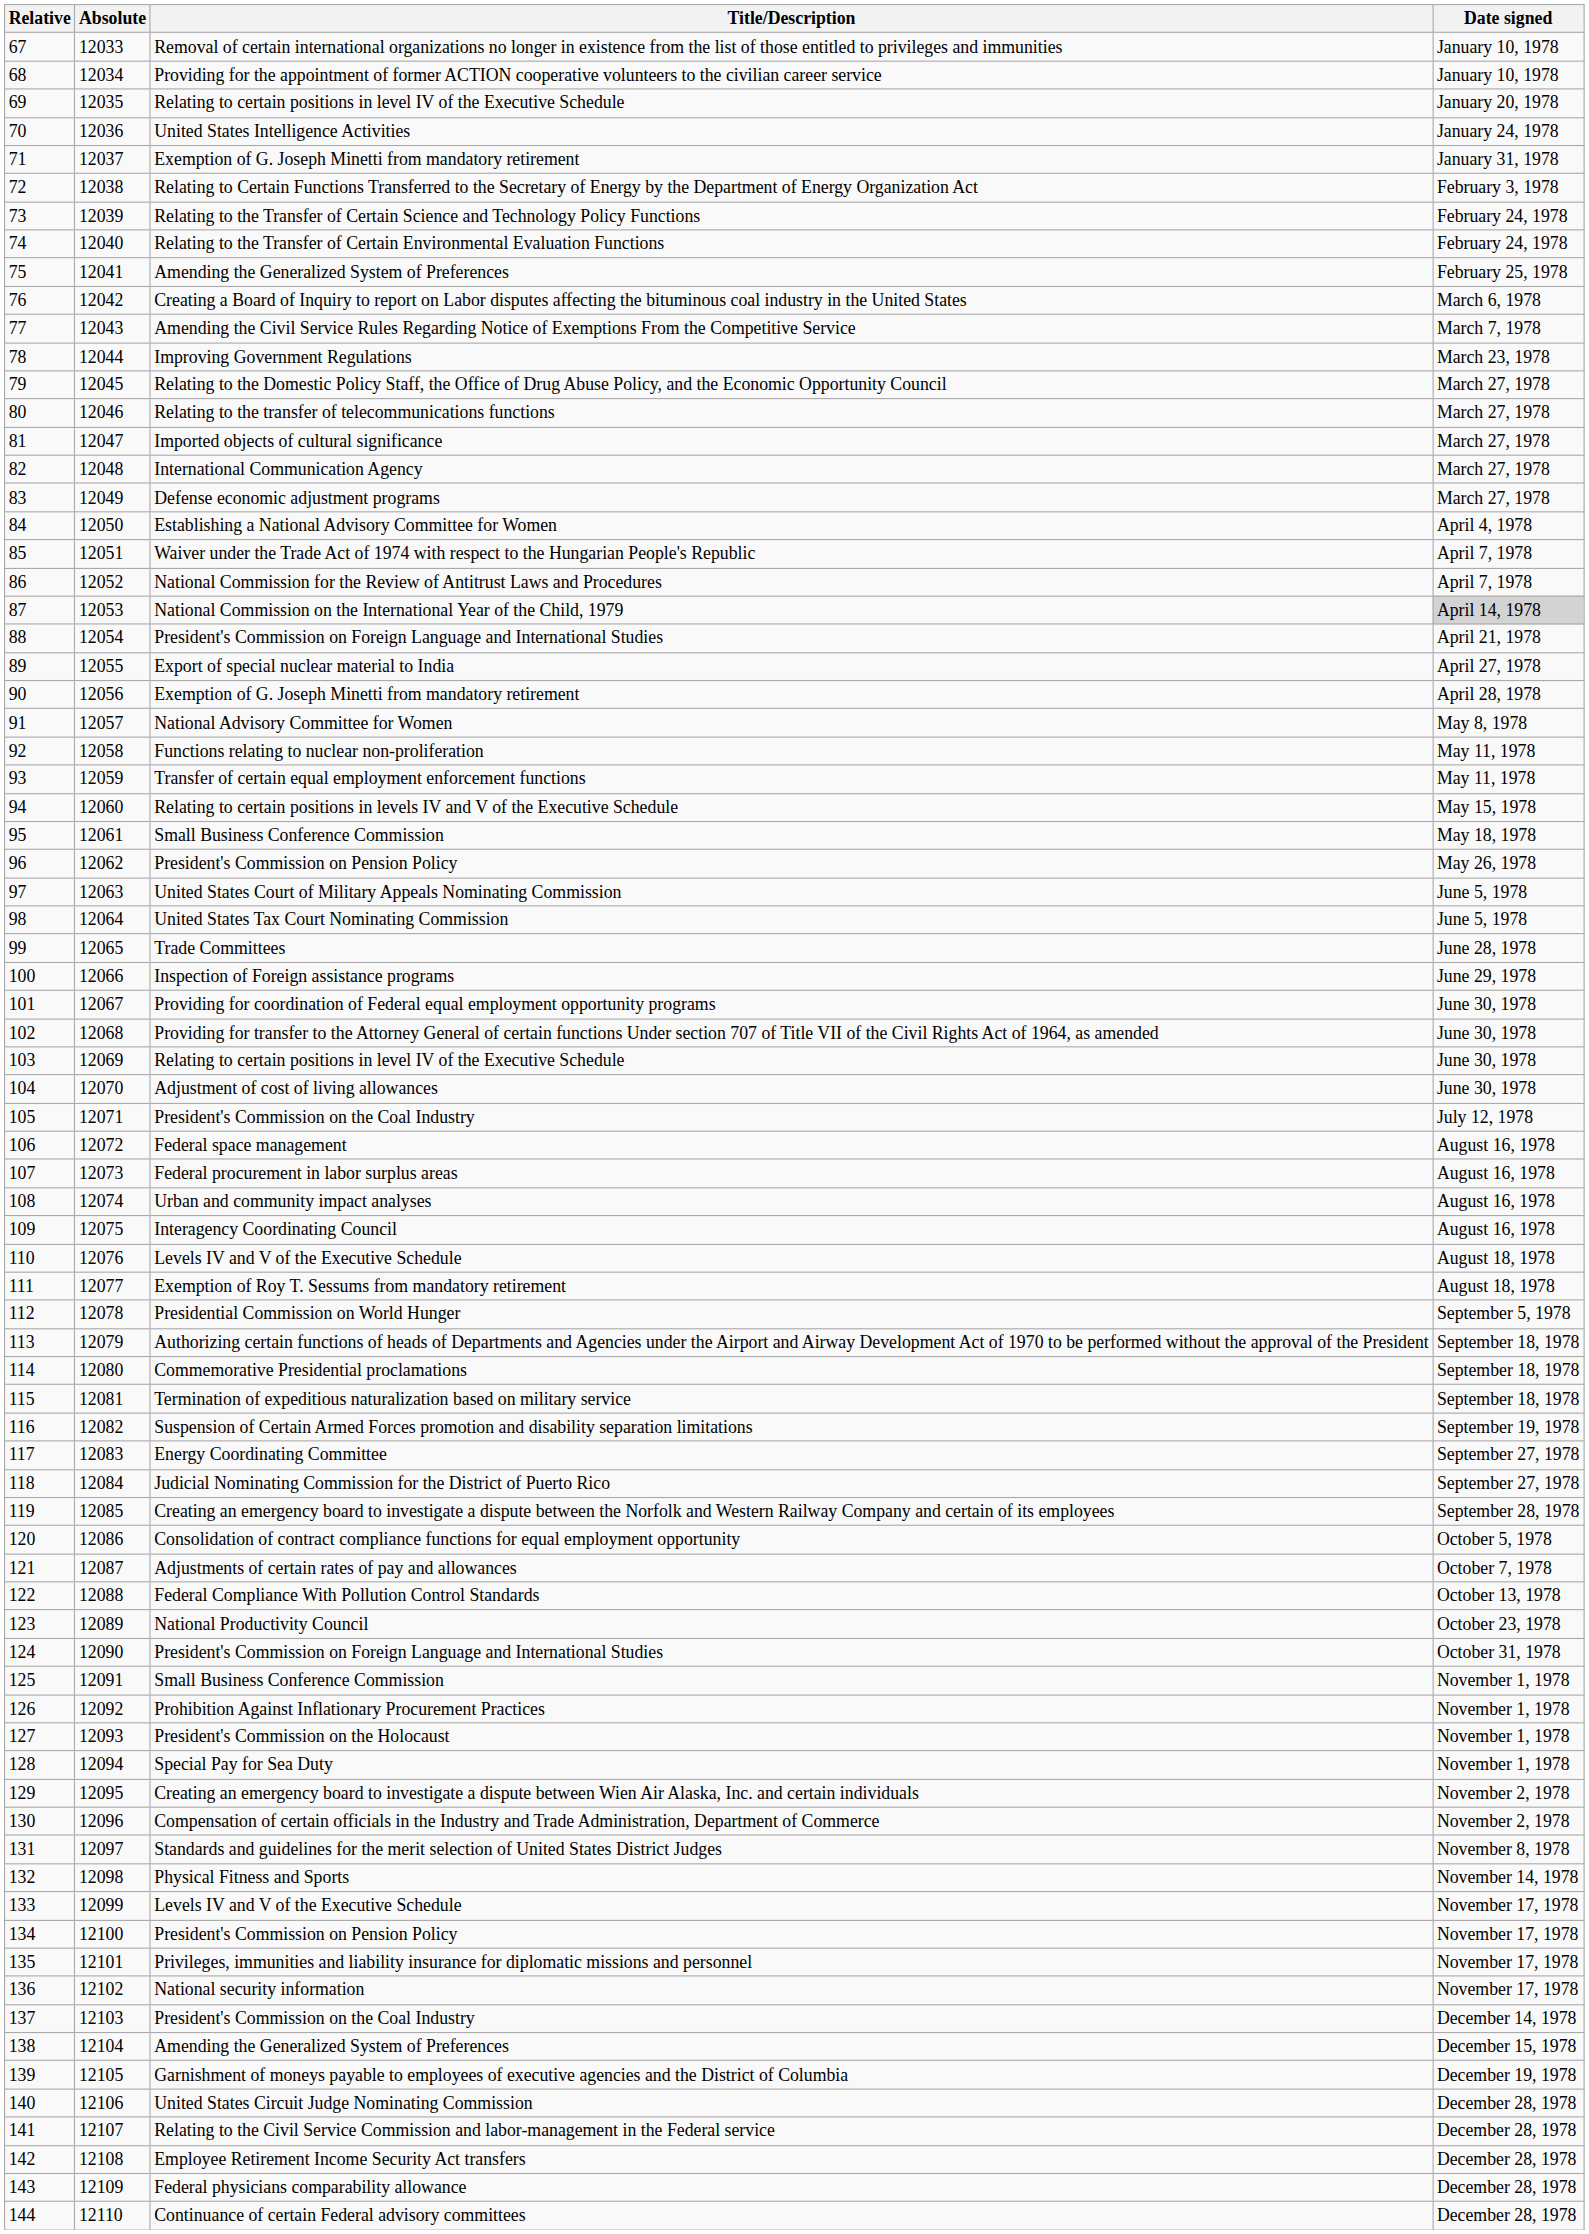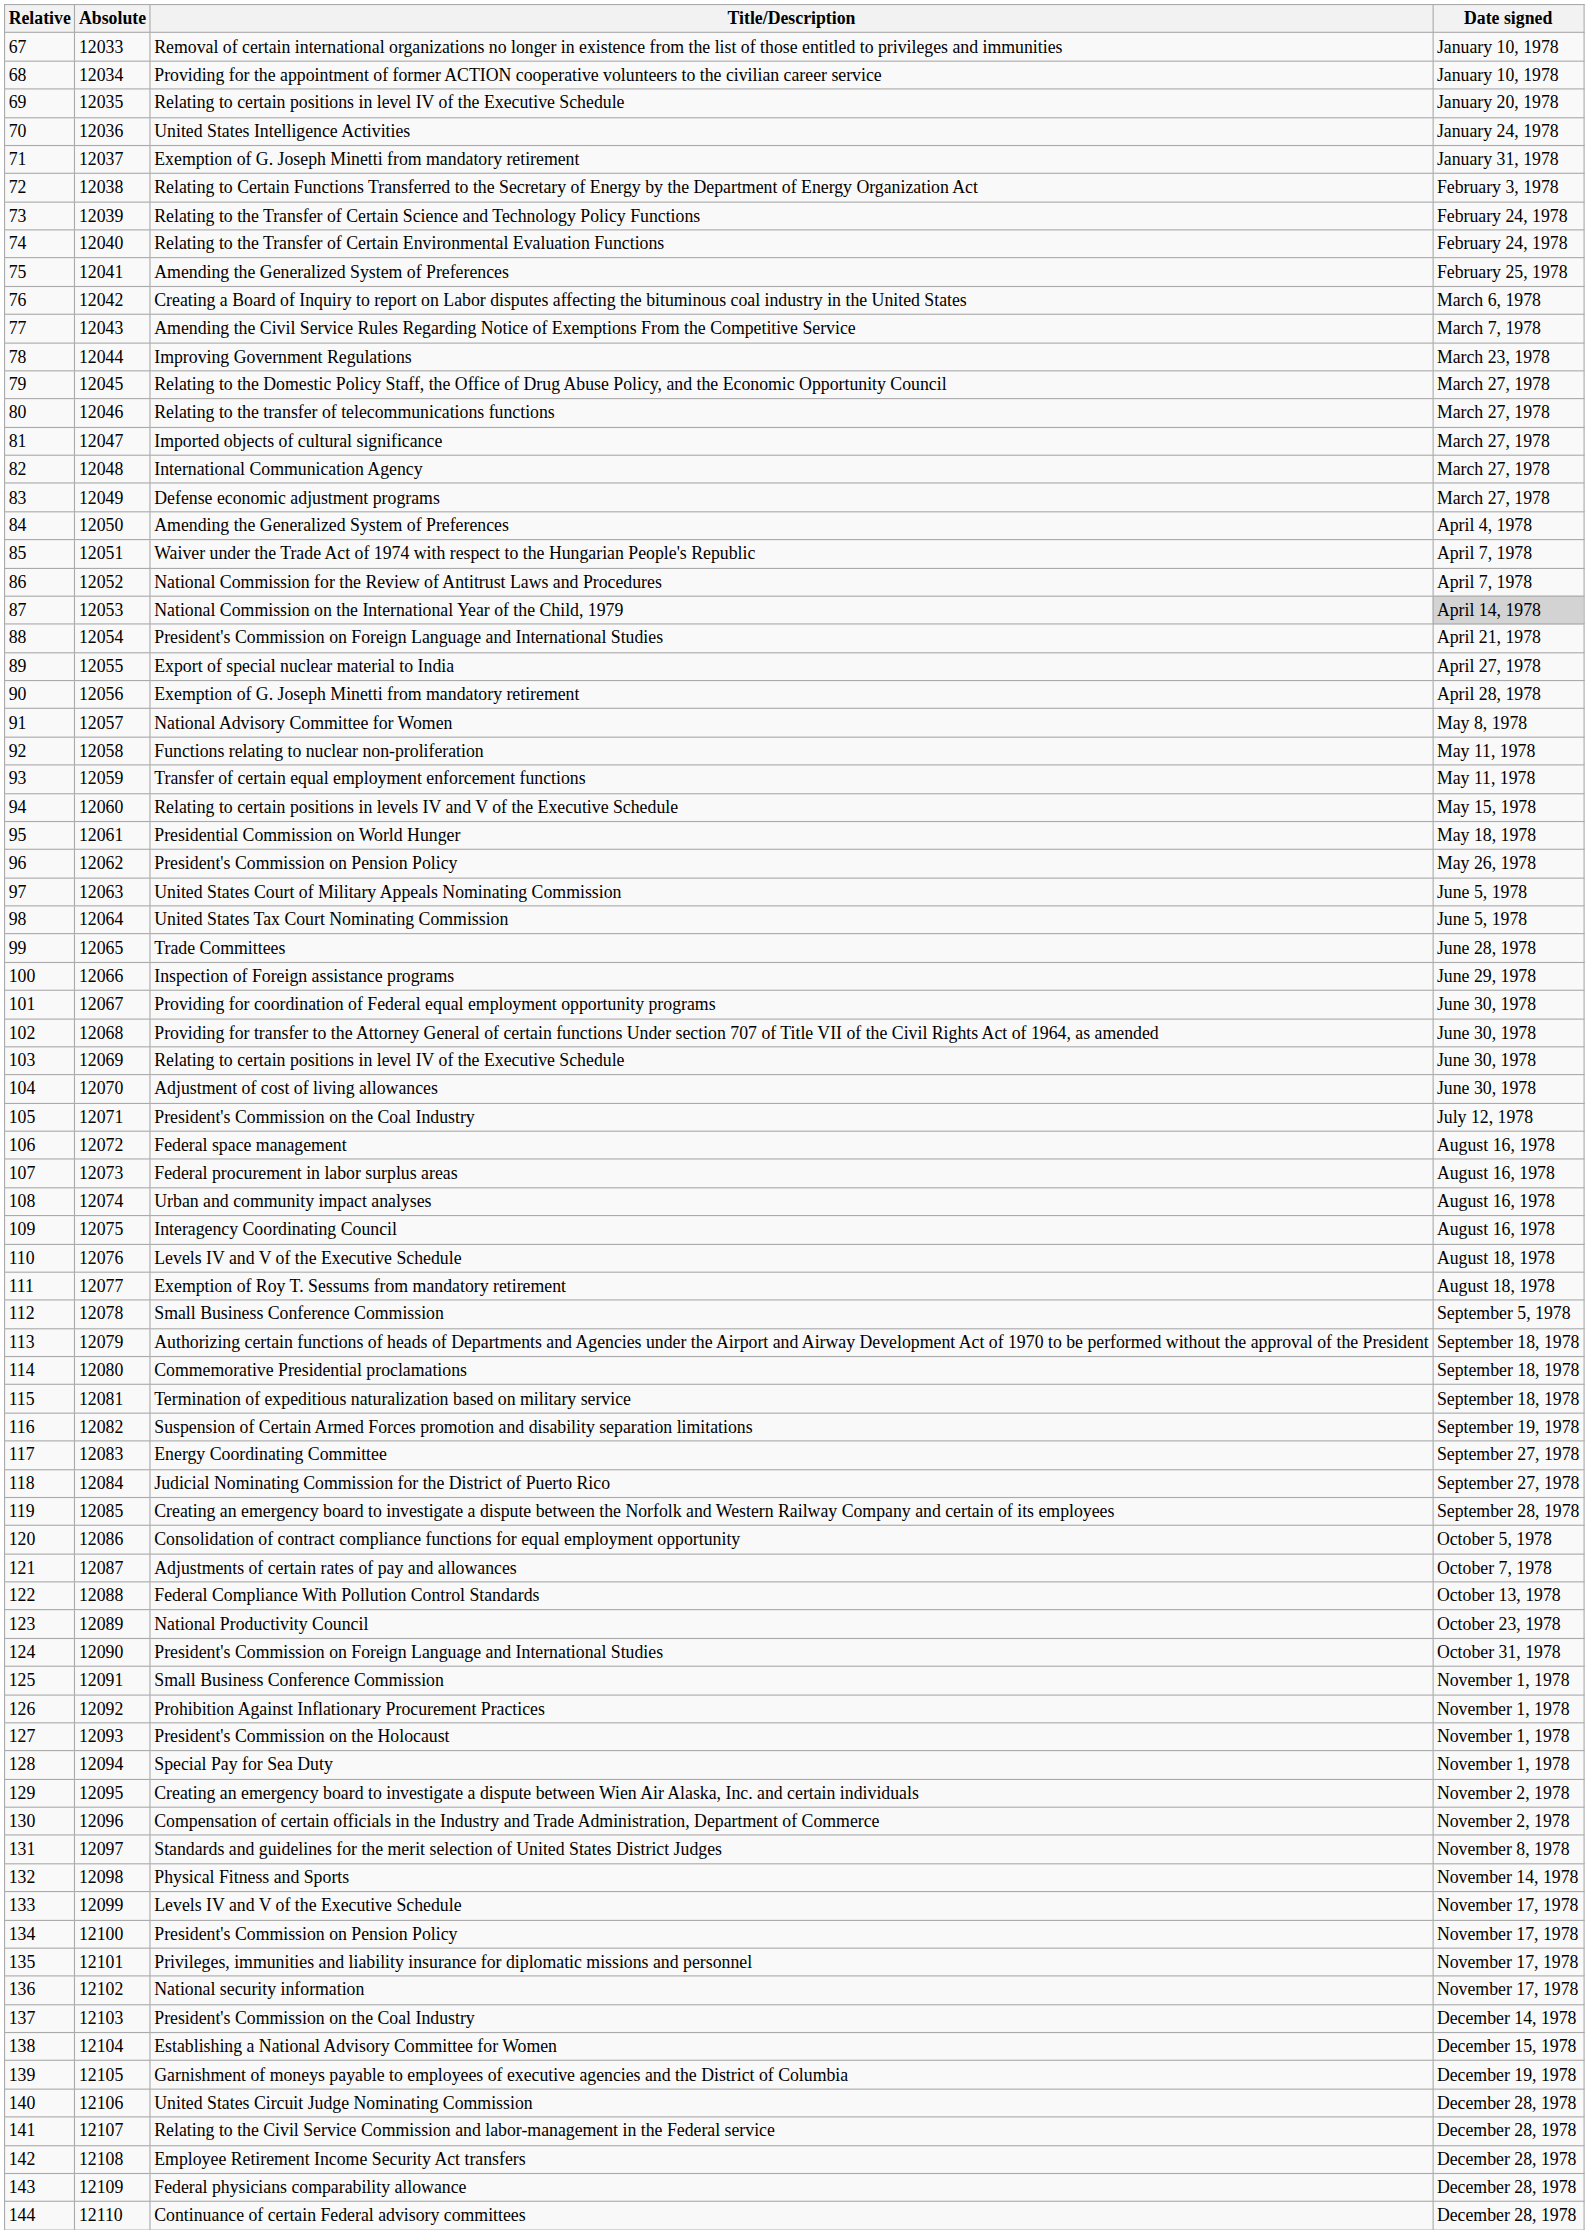(356, 525) Establishing a National Advisory Committee for Women -> (332, 525) Amending the Generalized System of Preferences
(299, 835) Small Business Conference Commission -> (307, 835) Presidential Commission on World Hunger
(307, 1314) Presidential Commission on World Hunger -> (299, 1314) Small Business Conference Commission
(332, 2046) Amending the Generalized System of Preferences -> (356, 2046) Establishing a National Advisory Committee for Women
